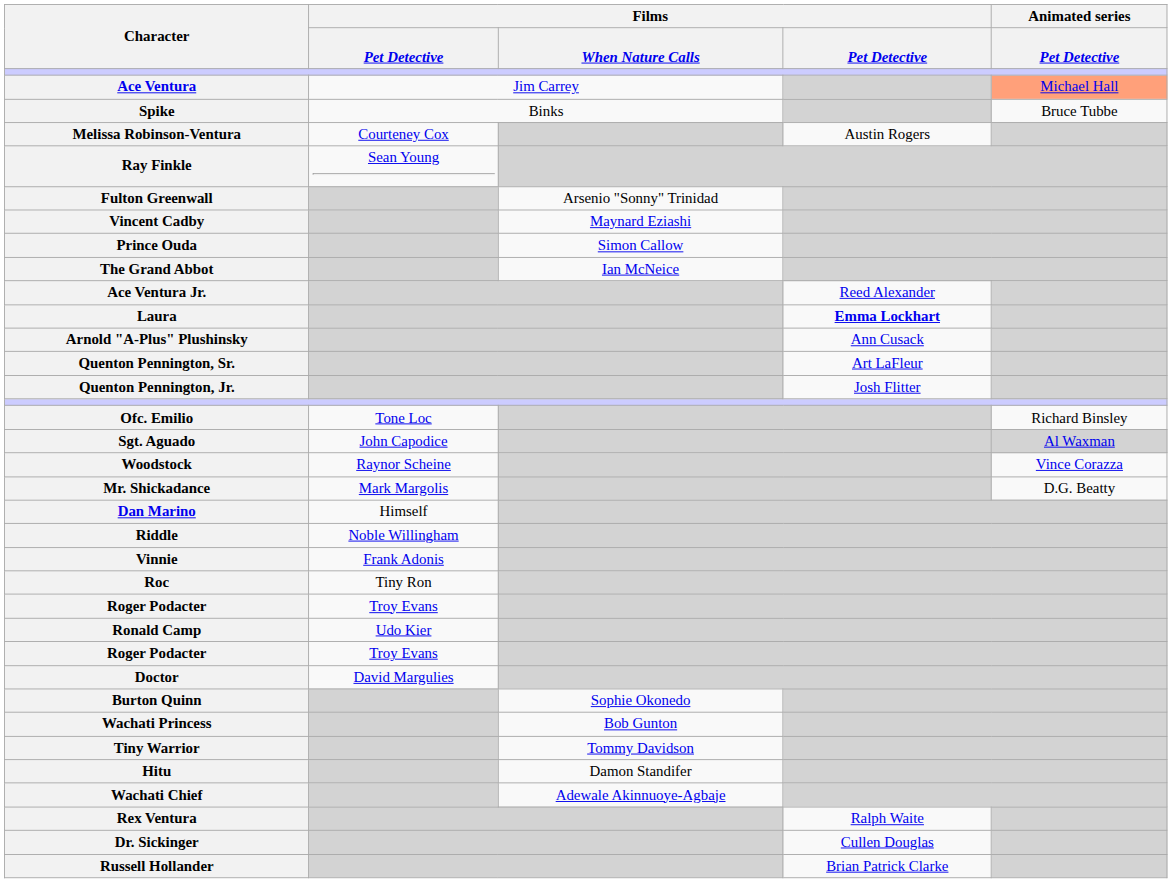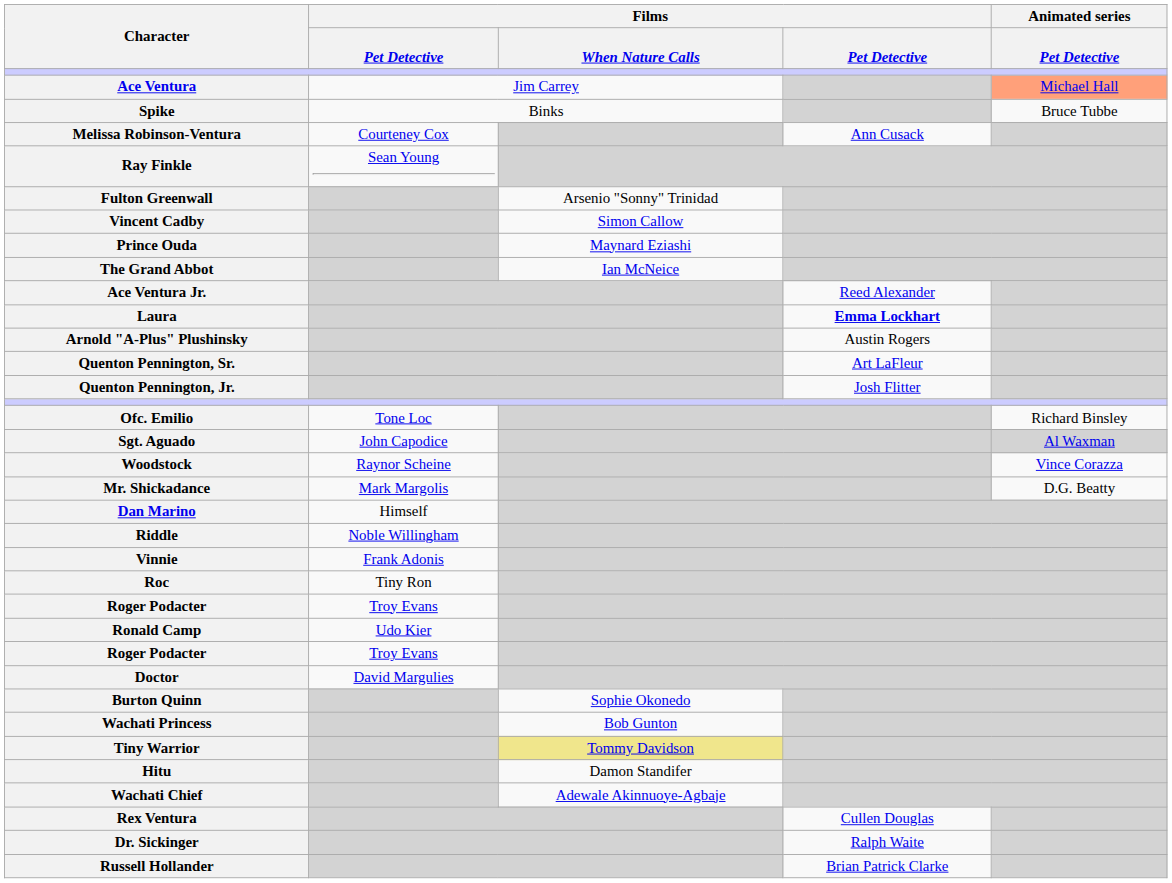(887, 134) Austin Rogers -> (887, 134) Ann Cusack
(641, 221) Maynard Eziashi -> (641, 221) Simon Callow
(641, 245) Simon Callow -> (641, 245) Maynard Eziashi
(887, 339) Ann Cusack -> (887, 339) Austin Rogers
(641, 747) no background -> (641, 747) khaki background
(887, 818) Ralph Waite -> (887, 818) Cullen Douglas
(887, 842) Cullen Douglas -> (887, 842) Ralph Waite
